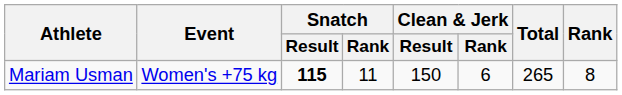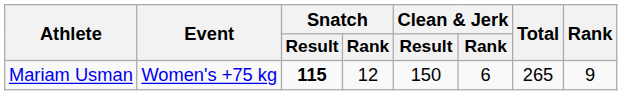(368, 76) 11 -> (368, 76) 12
(590, 76) 8 -> (590, 76) 9
